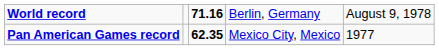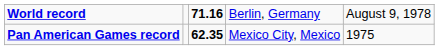(360, 34) 1977 -> (360, 34) 1975
